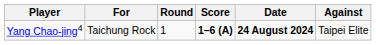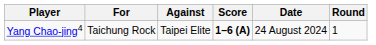columns swapped: (343, 12) <-> (177, 12)
(275, 30) bold -> (291, 30) normal
